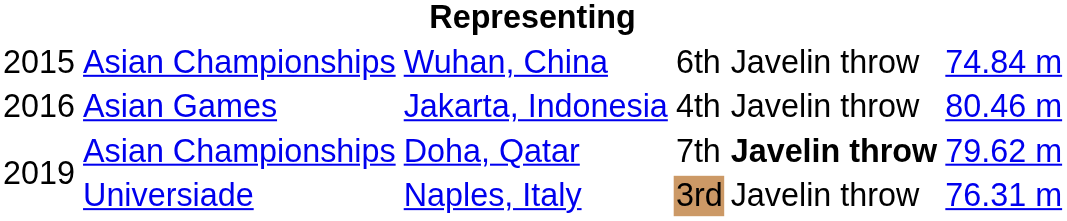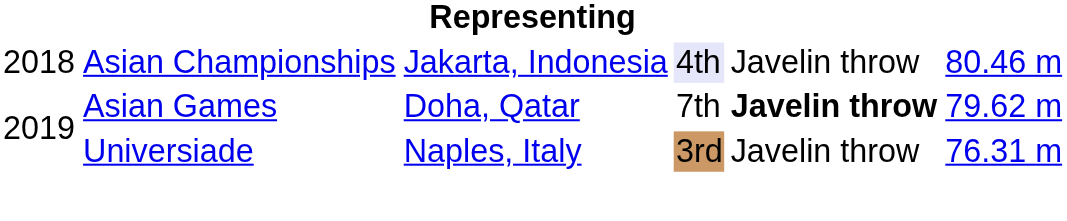- row: (506, 62)
(39, 106) 2016 -> (39, 62) 2018
(180, 106) Asian Games -> (239, 62) Asian Championships
(698, 106) no background -> (698, 62) lavender background
(239, 151) Asian Championships -> (180, 106) Asian Games
